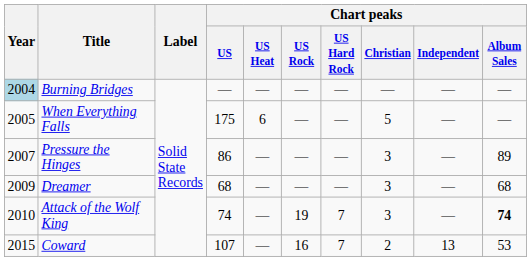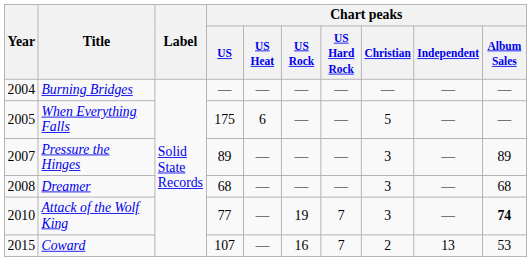(21, 90) lightblue background -> (21, 90) no background
(225, 156) 86 -> (225, 156) 89
(21, 186) 2009 -> (21, 186) 2008
(225, 216) 74 -> (225, 216) 77
